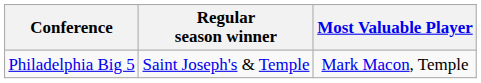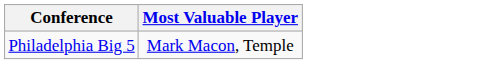- column: (226, 27)
